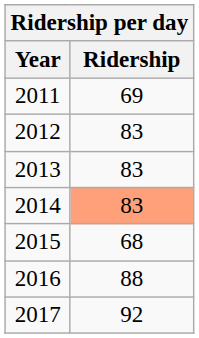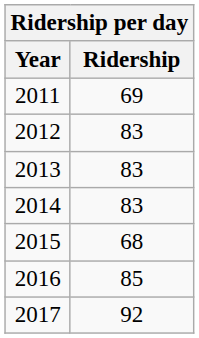(132, 205) lightsalmon background -> (132, 205) no background
(132, 278) 88 -> (132, 278) 85
